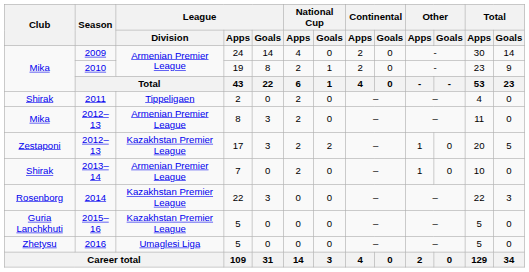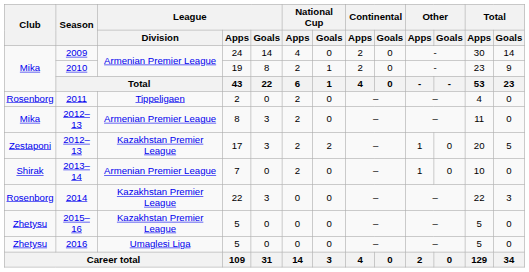(40, 99) Shirak -> (30, 99) Rosenborg
(40, 223) Guria Lanchkhuti -> (30, 223) Zhetysu
